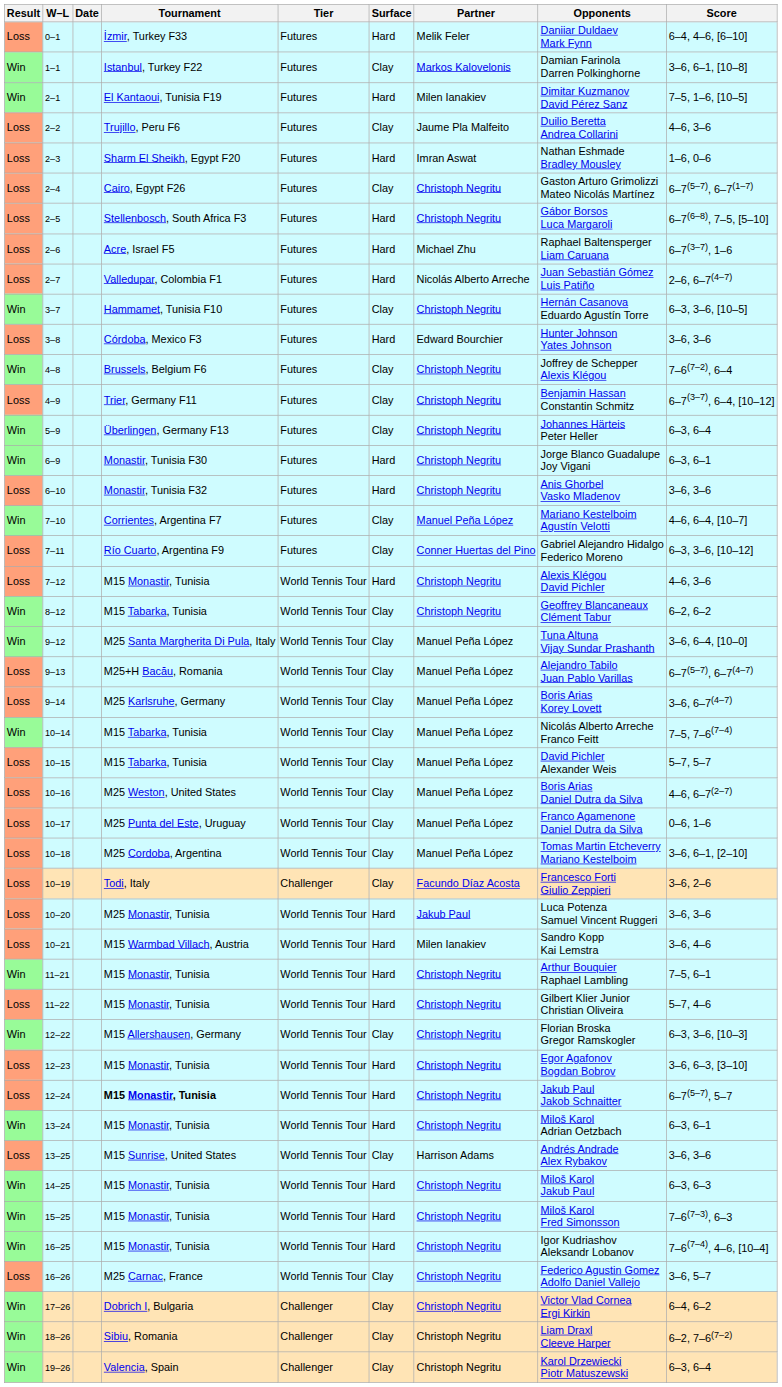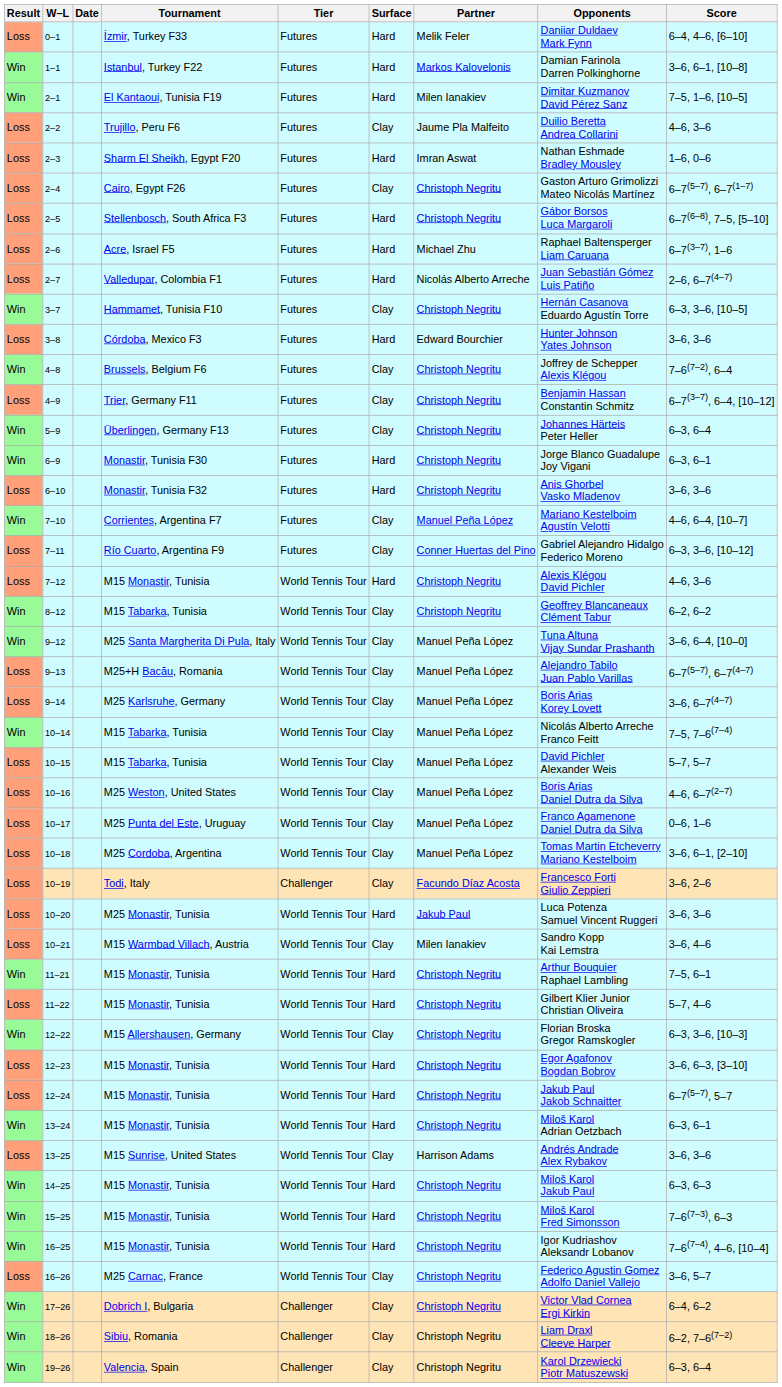(383, 66) Clay -> (383, 66) Hard
(383, 943) Hard -> (383, 943) Clay
(160, 1094) bold -> (157, 1094) normal
